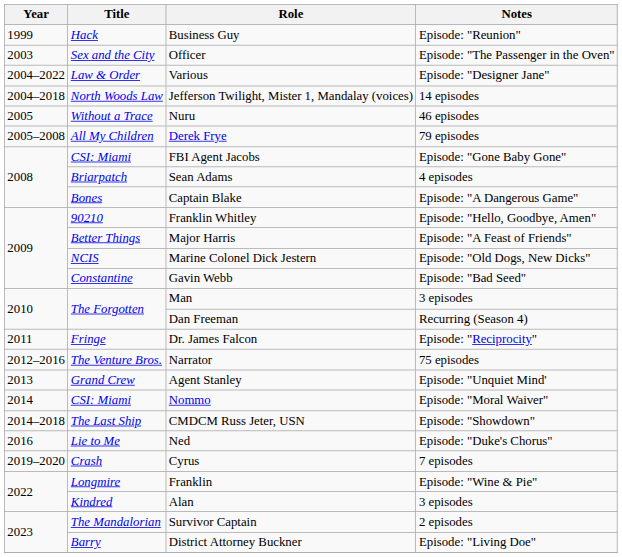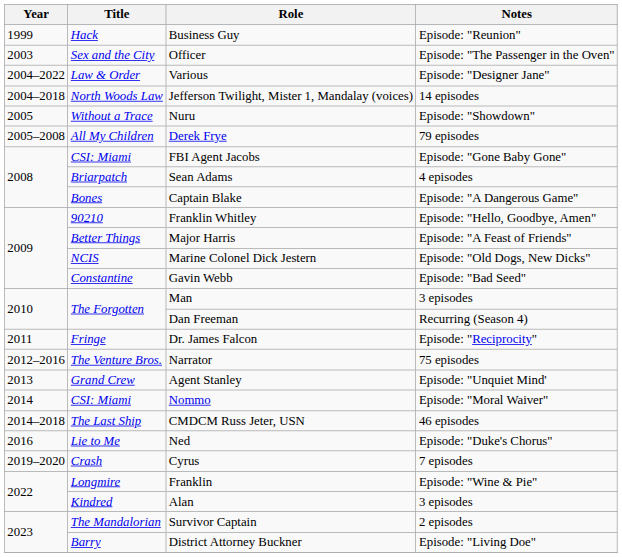(449, 116) 46 episodes -> (477, 116) Episode: "Showdown"
(477, 420) Episode: "Showdown" -> (449, 420) 46 episodes
